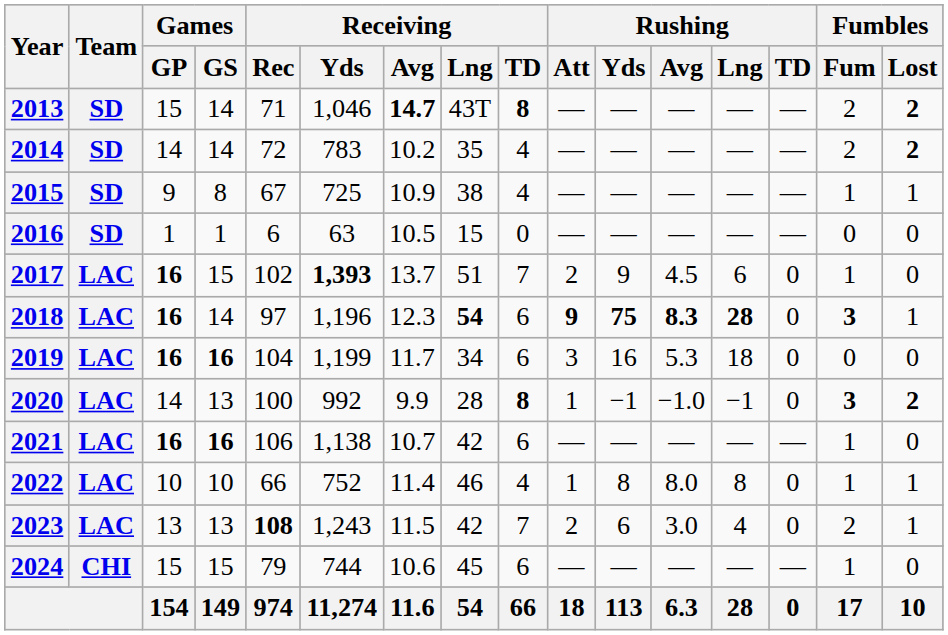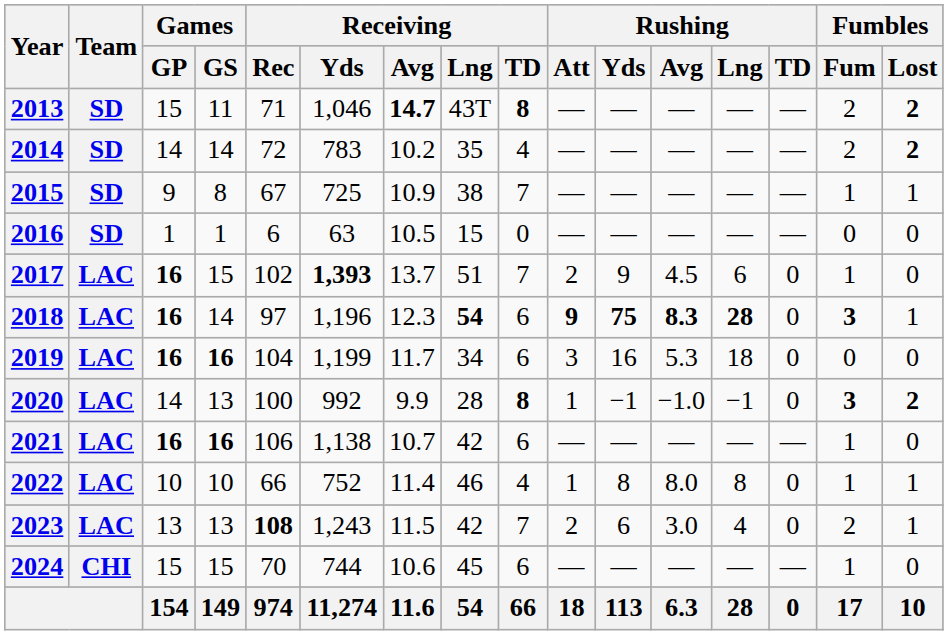(220, 108) 14 -> (220, 108) 11
(523, 191) 4 -> (523, 191) 7
(273, 566) 79 -> (273, 566) 70
